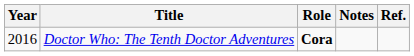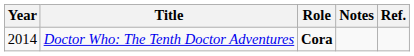(22, 39) 2016 -> (22, 39) 2014
